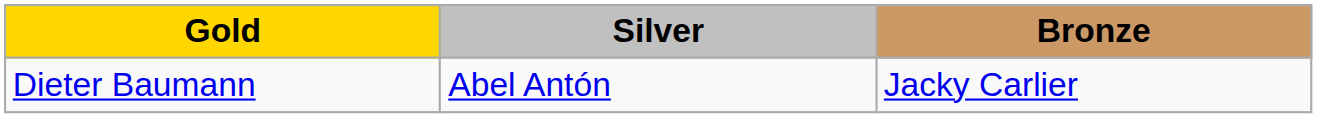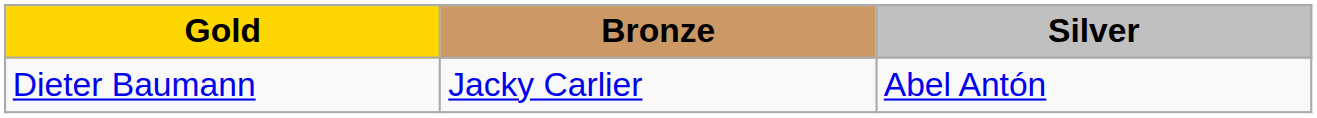columns swapped: (658, 31) <-> (1094, 31)
